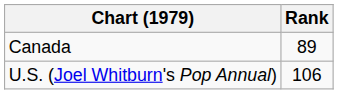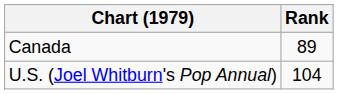(307, 74) 106 -> (307, 74) 104
